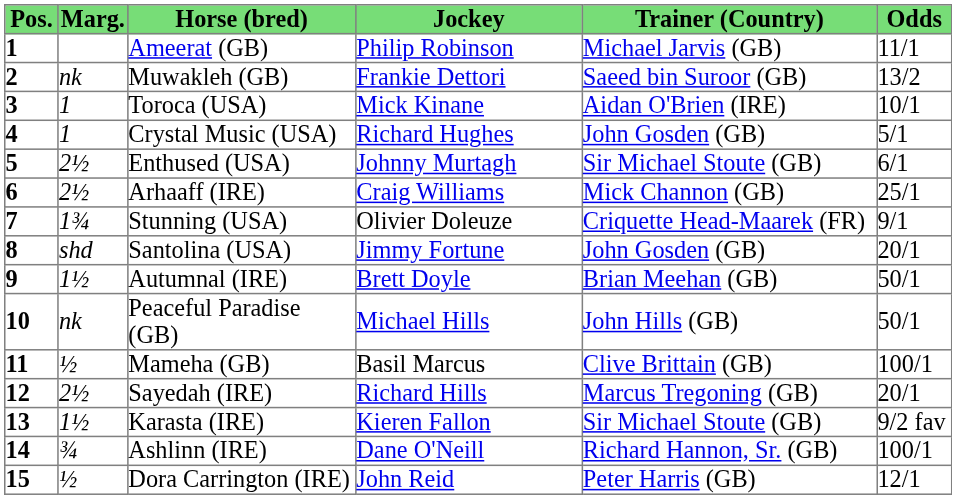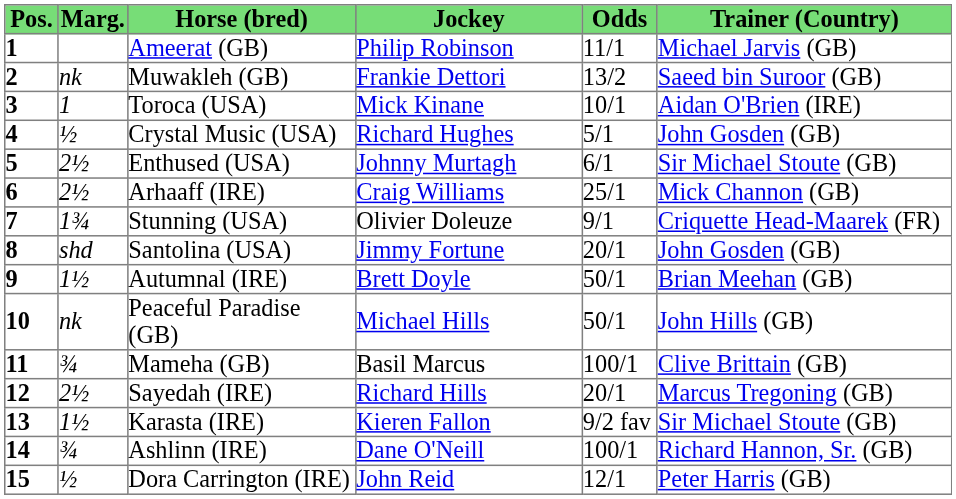columns swapped: (729, 18) <-> (914, 18)
(65, 134) 1 -> (68, 134) ½
(68, 363) ½ -> (68, 363) ¾
